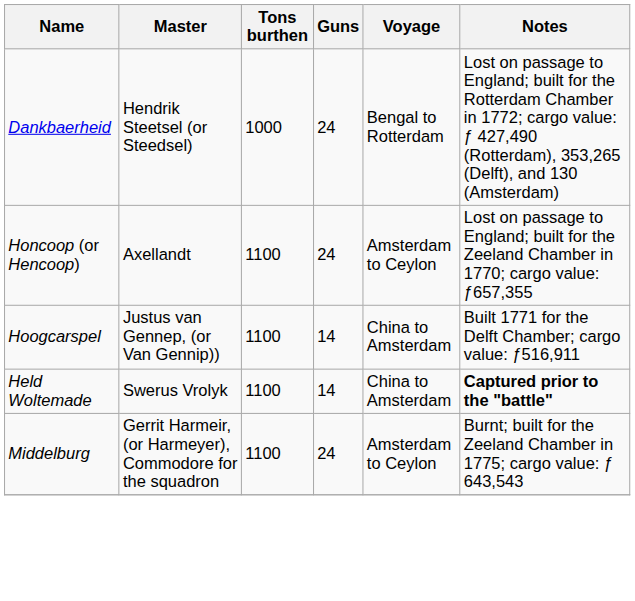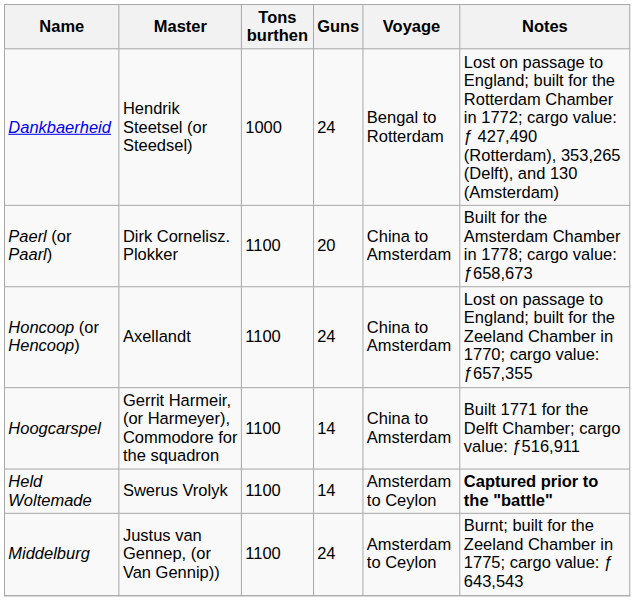+ row: (40, 245)
(409, 255) Amsterdam to Ceylon -> (409, 336) China to Amsterdam
(171, 336) Justus van Gennep, (or Van Gennip)) -> (180, 428) Gerrit Harmeir, (or Harmeyer), Commodore for the squadron
(409, 390) China to Amsterdam -> (409, 491) Amsterdam to Ceylon
(180, 454) Gerrit Harmeir, (or Harmeyer), Commodore for the squadron -> (171, 554) Justus van Gennep, (or Van Gennip))
